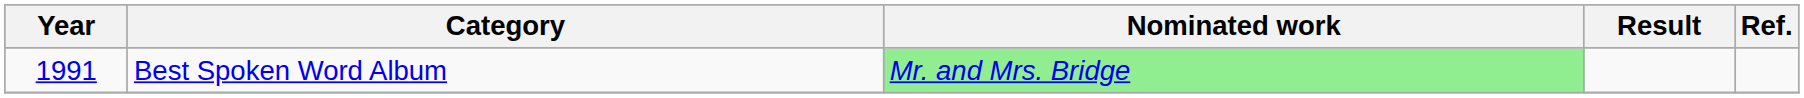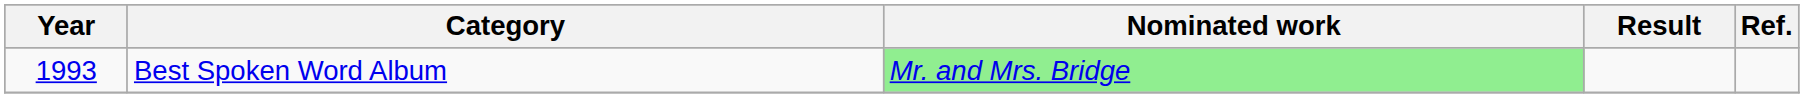(66, 69) 1991 -> (66, 69) 1993
